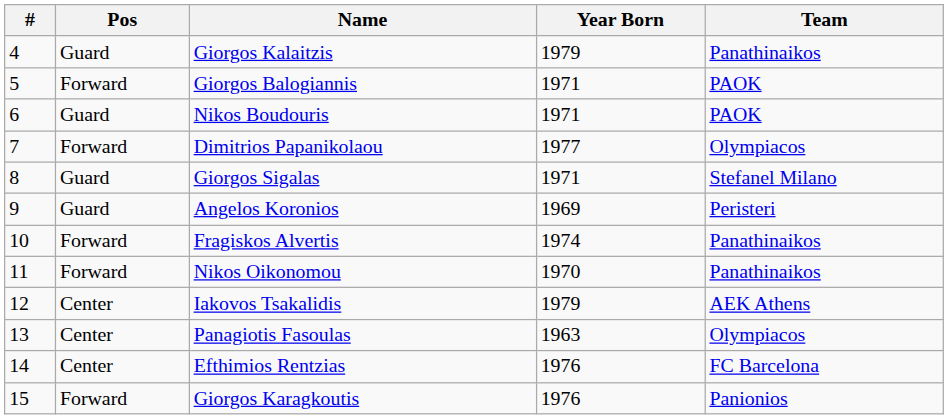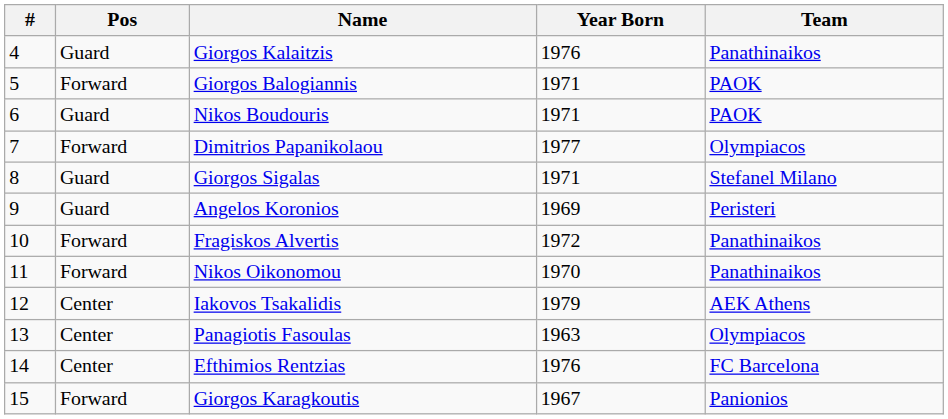(560, 51) 1979 -> (560, 51) 1976
(560, 240) 1974 -> (560, 240) 1972
(560, 397) 1976 -> (560, 397) 1967
